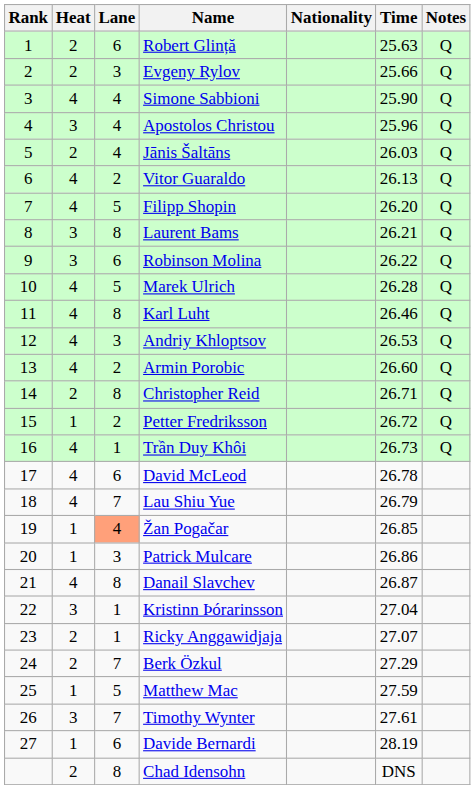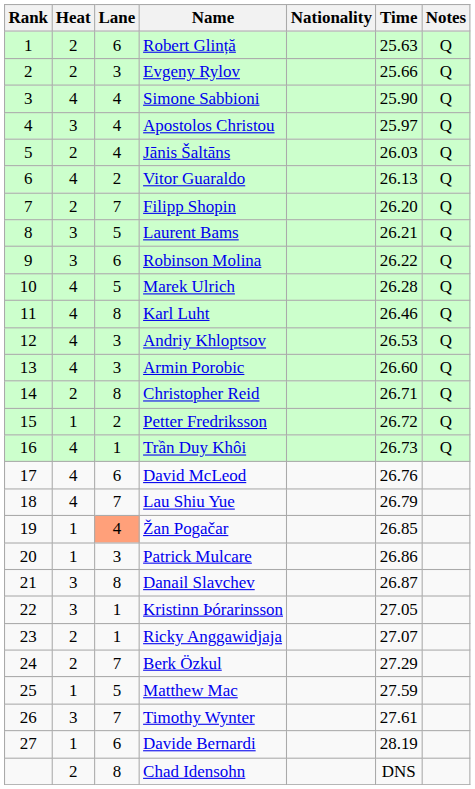(399, 125) 25.96 -> (399, 125) 25.97
(73, 206) 4 -> (73, 206) 2
(117, 206) 5 -> (117, 206) 7
(117, 233) 8 -> (117, 233) 5
(117, 367) 2 -> (117, 367) 3
(399, 475) 26.78 -> (399, 475) 26.76
(73, 582) 4 -> (73, 582) 3
(399, 609) 27.04 -> (399, 609) 27.05
